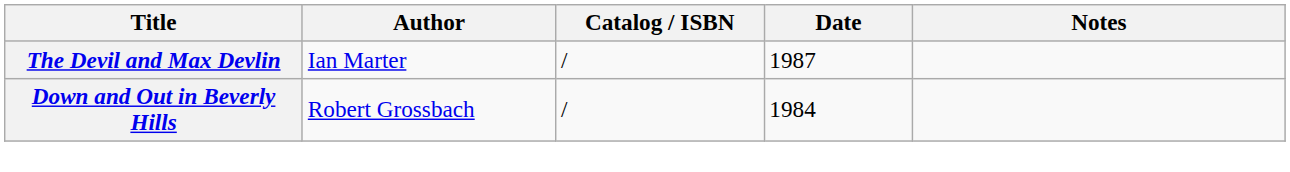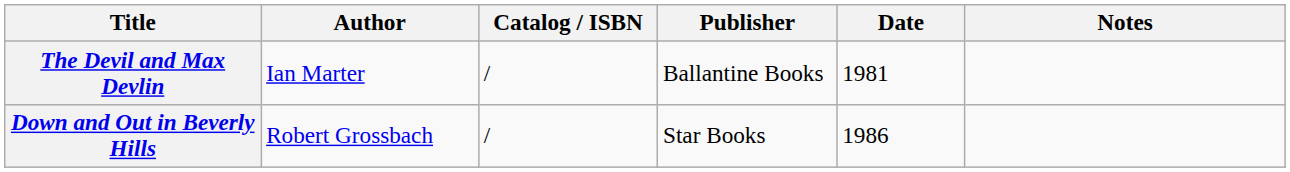+ column: (747, 22)
(793, 59) 1987 -> (865, 72) 1981
(793, 109) 1984 -> (865, 135) 1986
